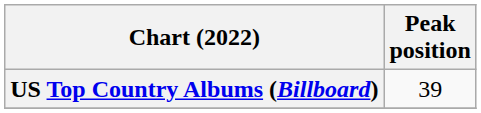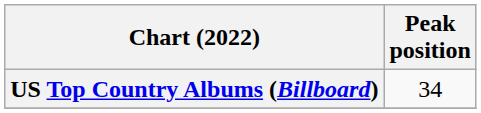(430, 88) 39 -> (430, 88) 34
